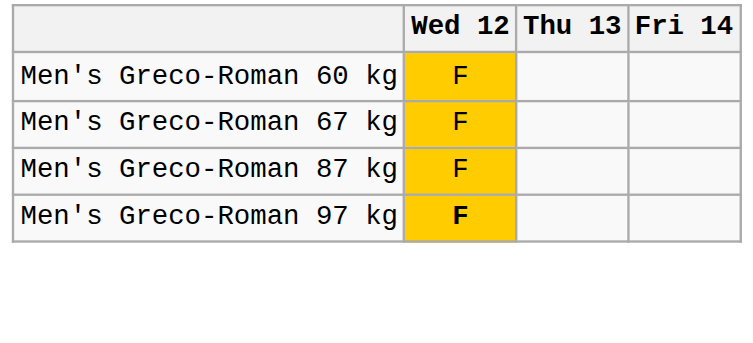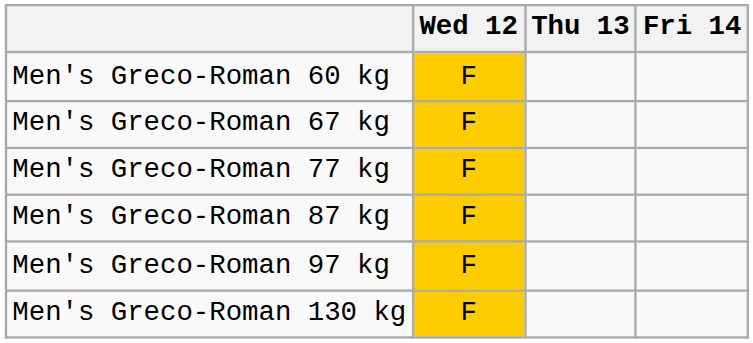+ row: (201, 171)
(460, 218) bold -> (469, 265) normal
+ row: (209, 313)
